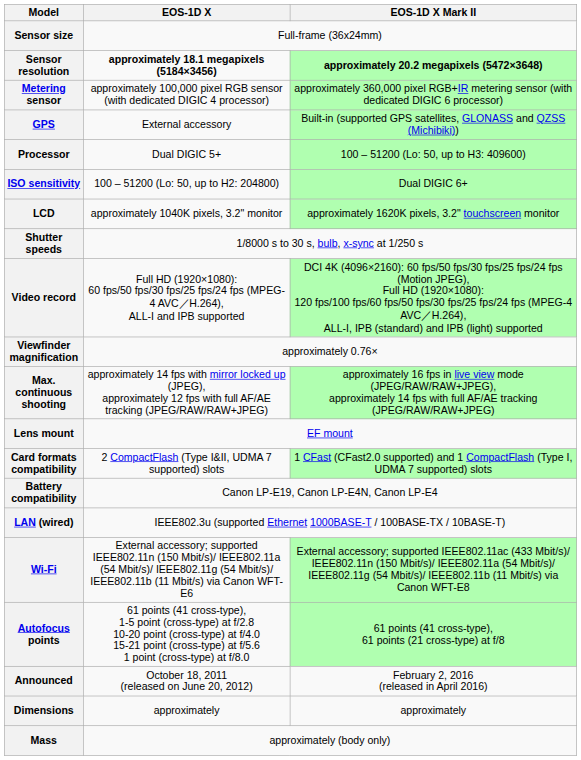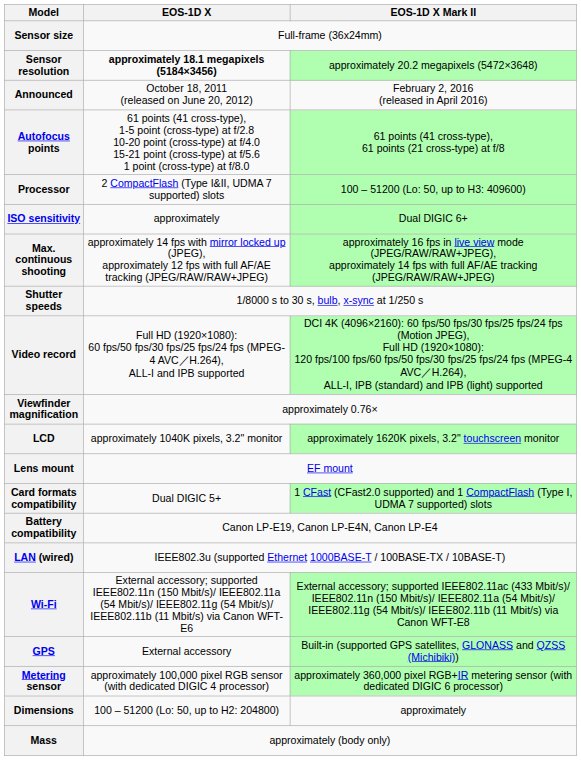(433, 65) bold -> (433, 65) normal
rows swapped: (44, 95) <-> (44, 681)
rows swapped: (44, 634) <-> (44, 125)
(187, 154) Dual DIGIC 5+ -> (187, 189) 2 CompactFlash (Type I&II, UDMA 7 supported) slots
(187, 184) 100 – 51200 (Lo: 50, up to H2: 204800) -> (187, 219) approximately
rows swapped: (44, 392) <-> (44, 214)
(187, 463) 2 CompactFlash (Type I&II, UDMA 7 supported) slots -> (187, 498) Dual DIGIC 5+
(187, 710) approximately -> (187, 710) 100 – 51200 (Lo: 50, up to H2: 204800)
